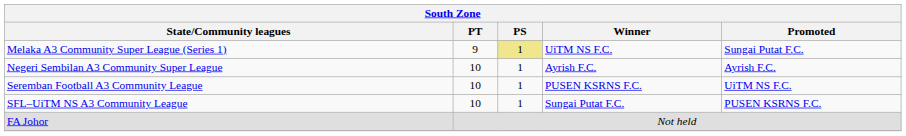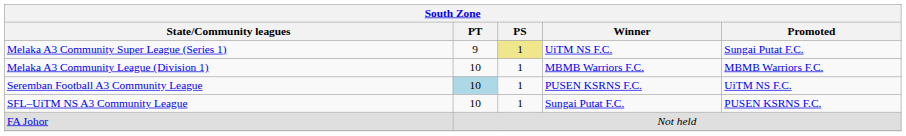+ row: (108, 67)
- row: (115, 67)
(475, 85) no background -> (475, 85) lightblue background
